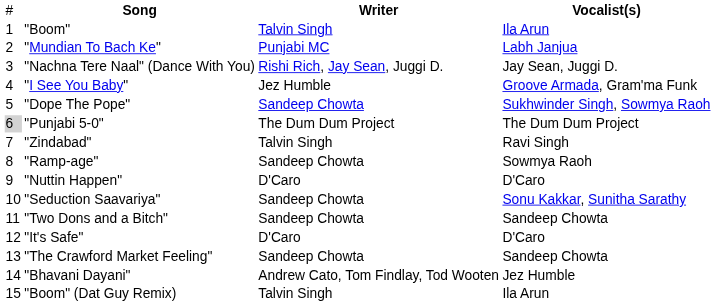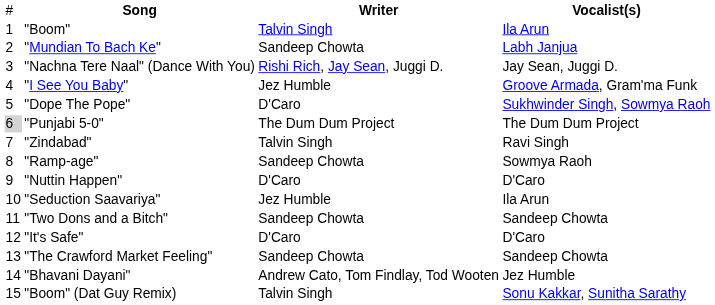(294, 48) Punjabi MC -> (311, 48) Sandeep Chowta
(311, 104) Sandeep Chowta -> (280, 104) D'Caro
(311, 199) Sandeep Chowta -> (295, 199) Jez Humble
(594, 199) Sonu Kakkar, Sunitha Sarathy -> (526, 199) Ila Arun
(526, 294) Ila Arun -> (594, 294) Sonu Kakkar, Sunitha Sarathy
